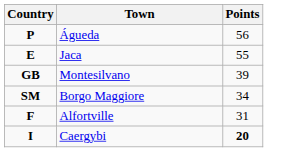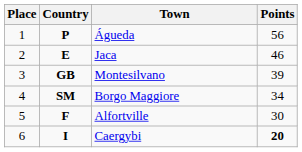+ column: (22, 14)
(242, 55) 55 -> (277, 55) 46
(242, 116) 31 -> (277, 116) 30
